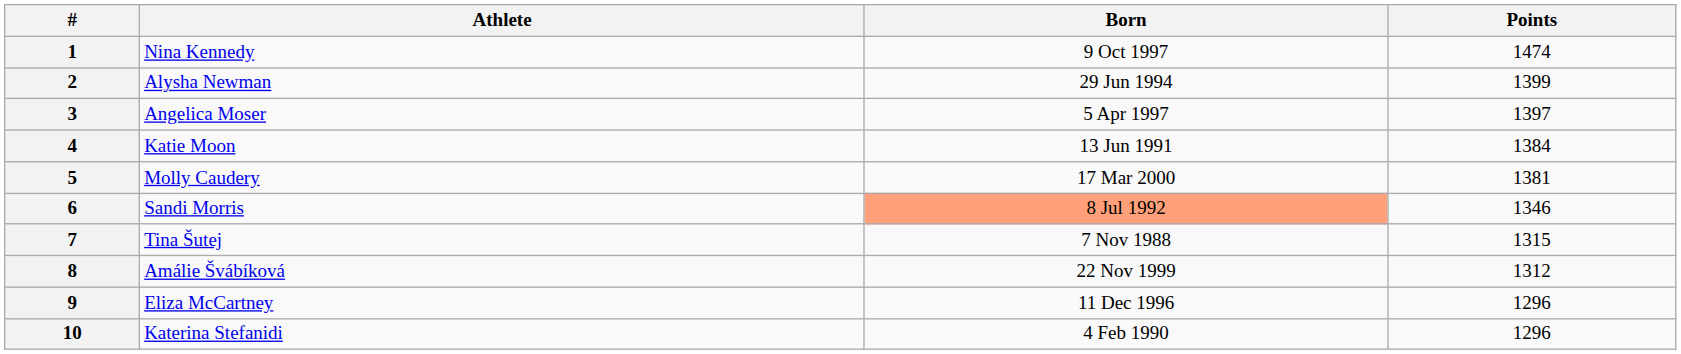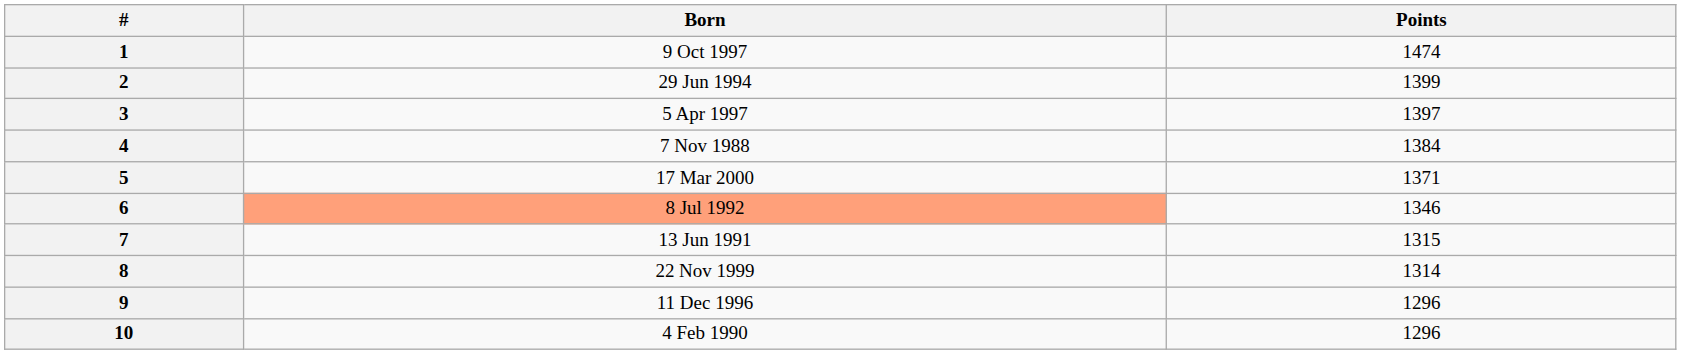- column: (502, 20)
(1126, 145) 13 Jun 1991 -> (705, 145) 7 Nov 1988
(1532, 177) 1381 -> (1421, 177) 1371
(1126, 240) 7 Nov 1988 -> (705, 240) 13 Jun 1991
(1532, 271) 1312 -> (1421, 271) 1314
